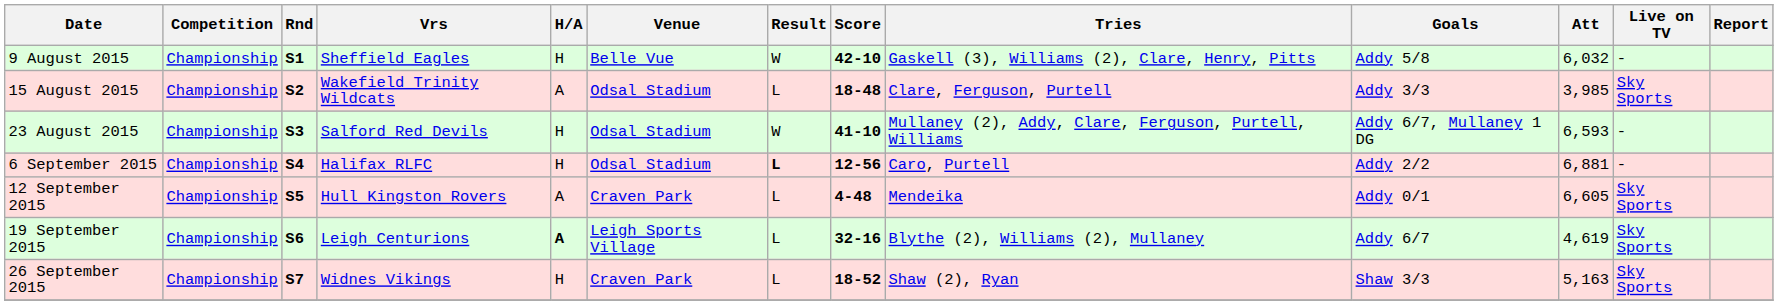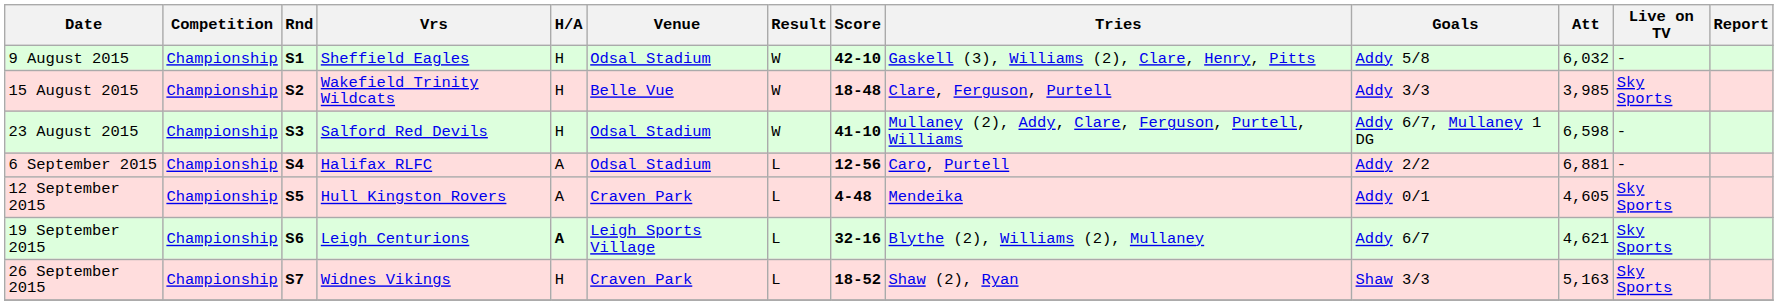(632, 58) Belle Vue -> (651, 58) Odsal Stadium
(559, 91) A -> (559, 91) H
(651, 91) Odsal Stadium -> (632, 91) Belle Vue
(776, 91) L -> (776, 91) W
(1586, 132) 6,593 -> (1586, 132) 6,598
(559, 165) H -> (559, 165) A
(776, 165) bold -> (776, 165) normal
(1586, 198) 6,605 -> (1586, 198) 4,605
(1586, 239) 4,619 -> (1586, 239) 4,621
